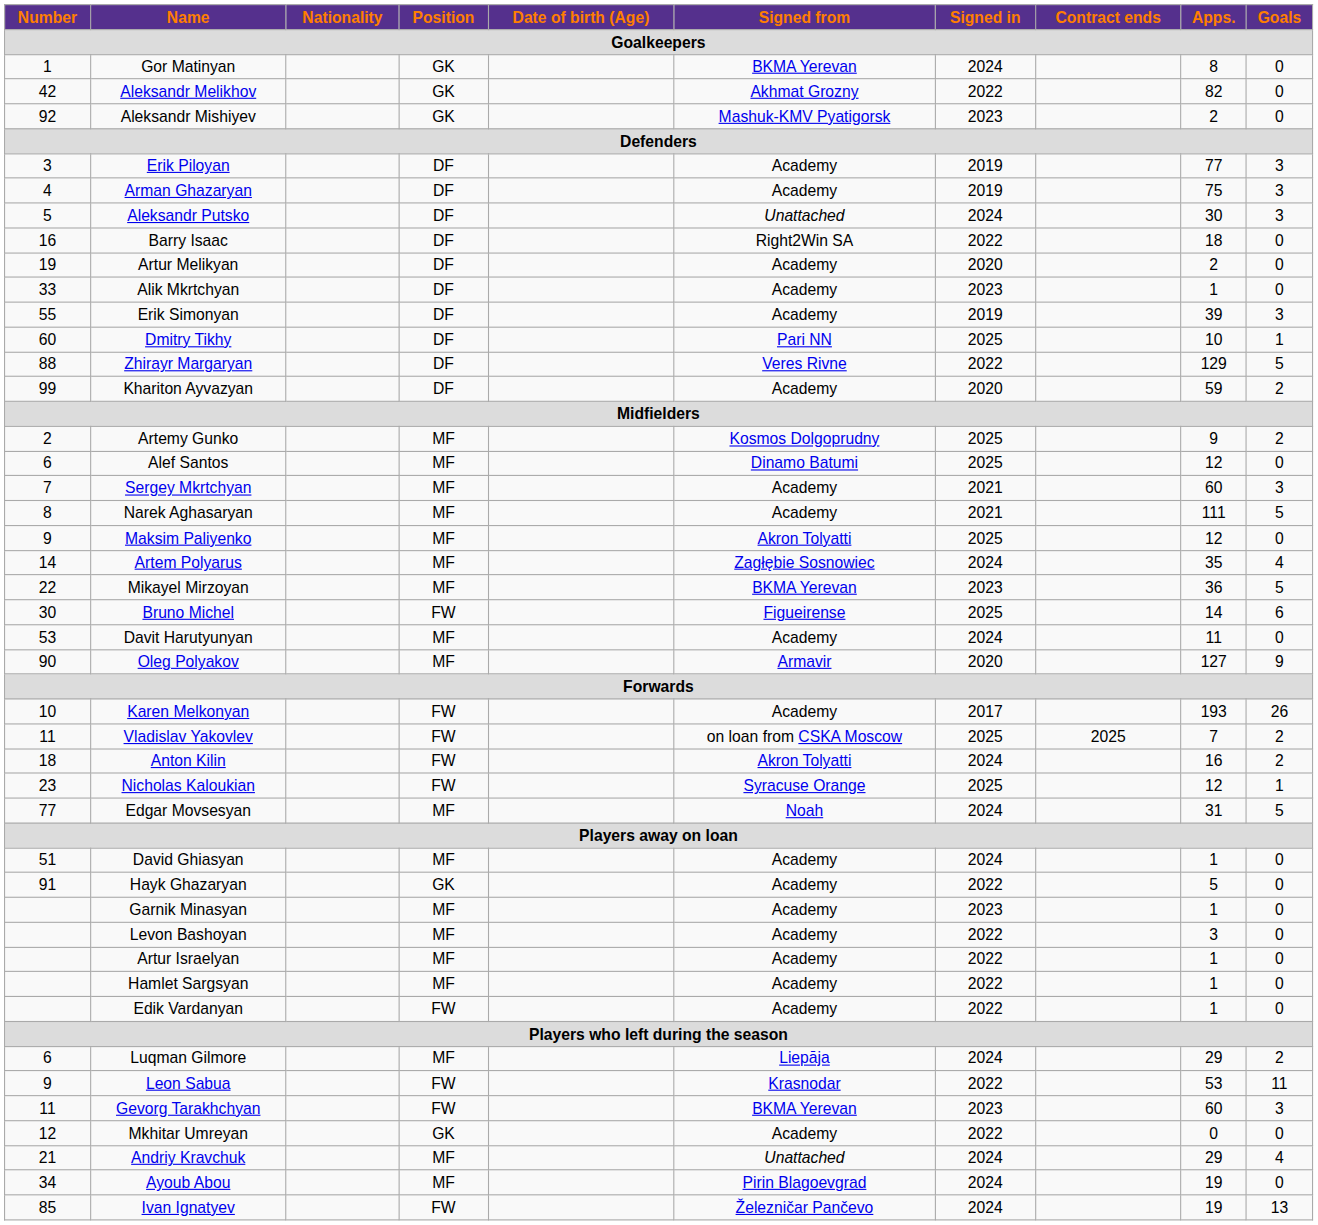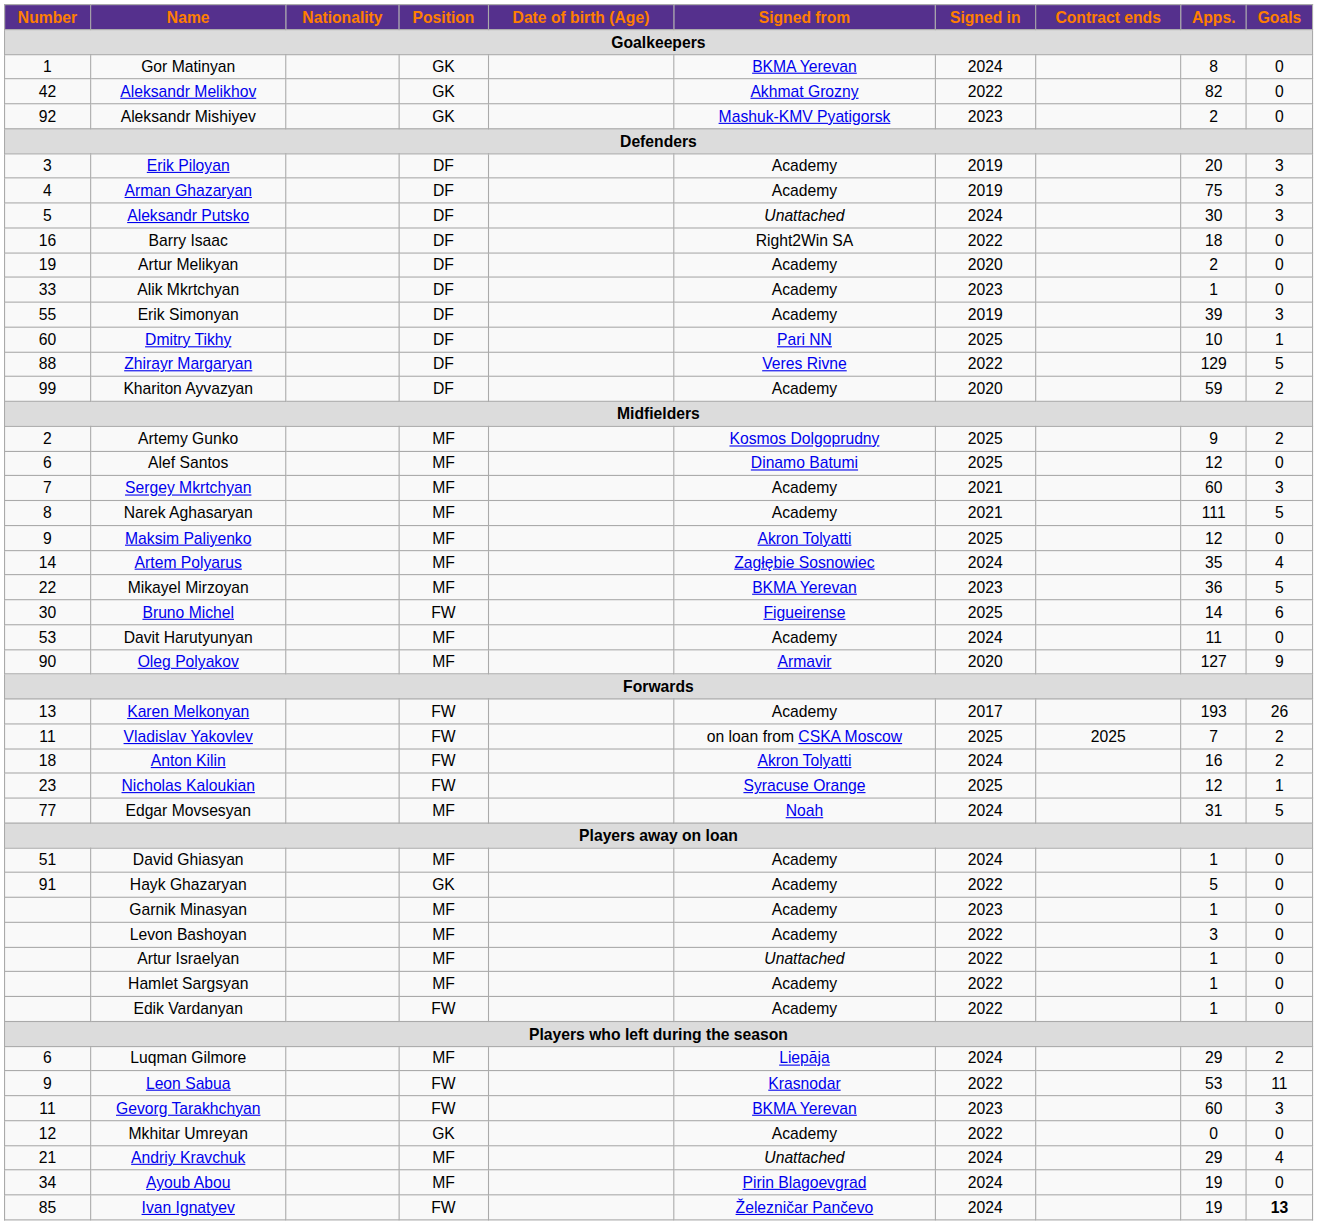(1214, 166) 77 -> (1214, 166) 20
(47, 712) 10 -> (47, 712) 13
(804, 960) Academy -> (804, 960) Unattached
(1279, 1208) normal -> (1279, 1208) bold
